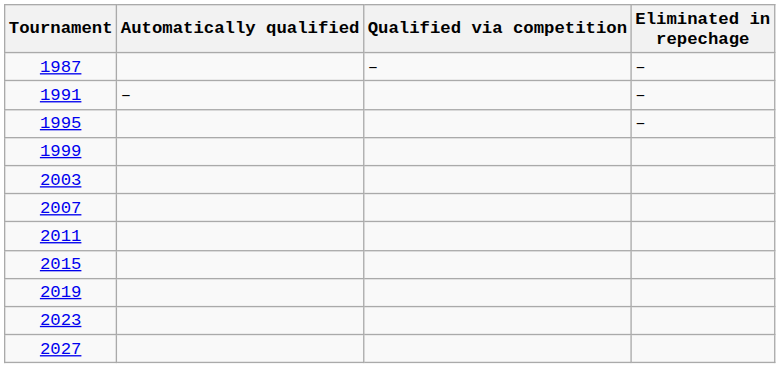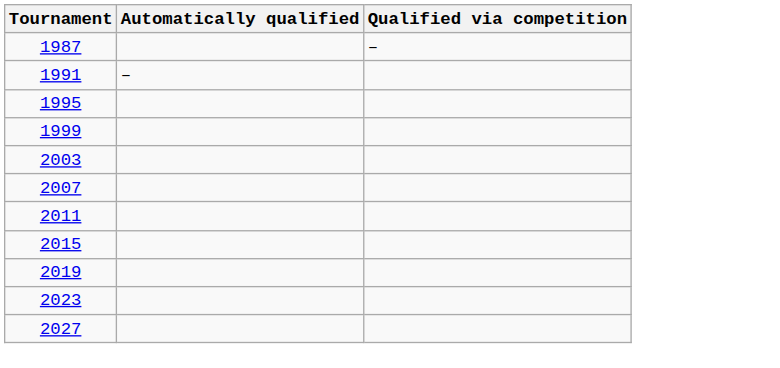- column: (703, 29)
